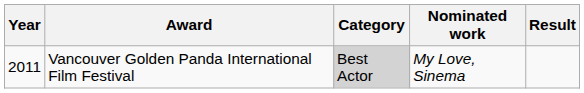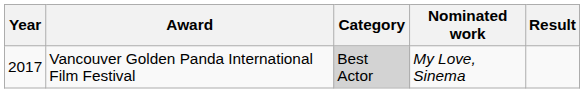(25, 66) 2011 -> (25, 66) 2017
